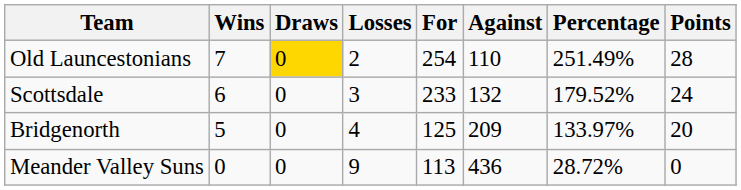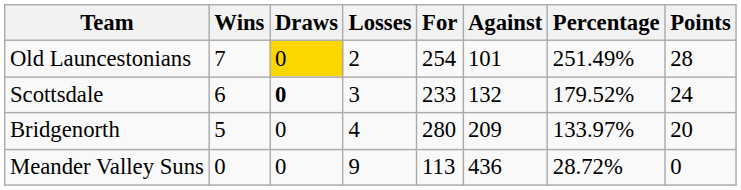(485, 58) 110 -> (485, 58) 101
(281, 94) normal -> (281, 94) bold
(439, 130) 125 -> (439, 130) 280
